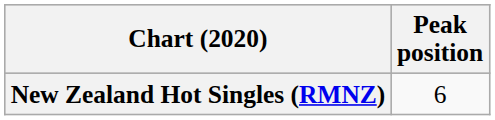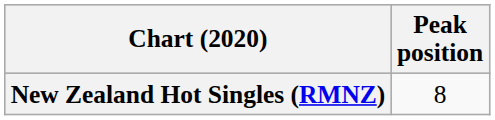(440, 93) 6 -> (440, 93) 8
